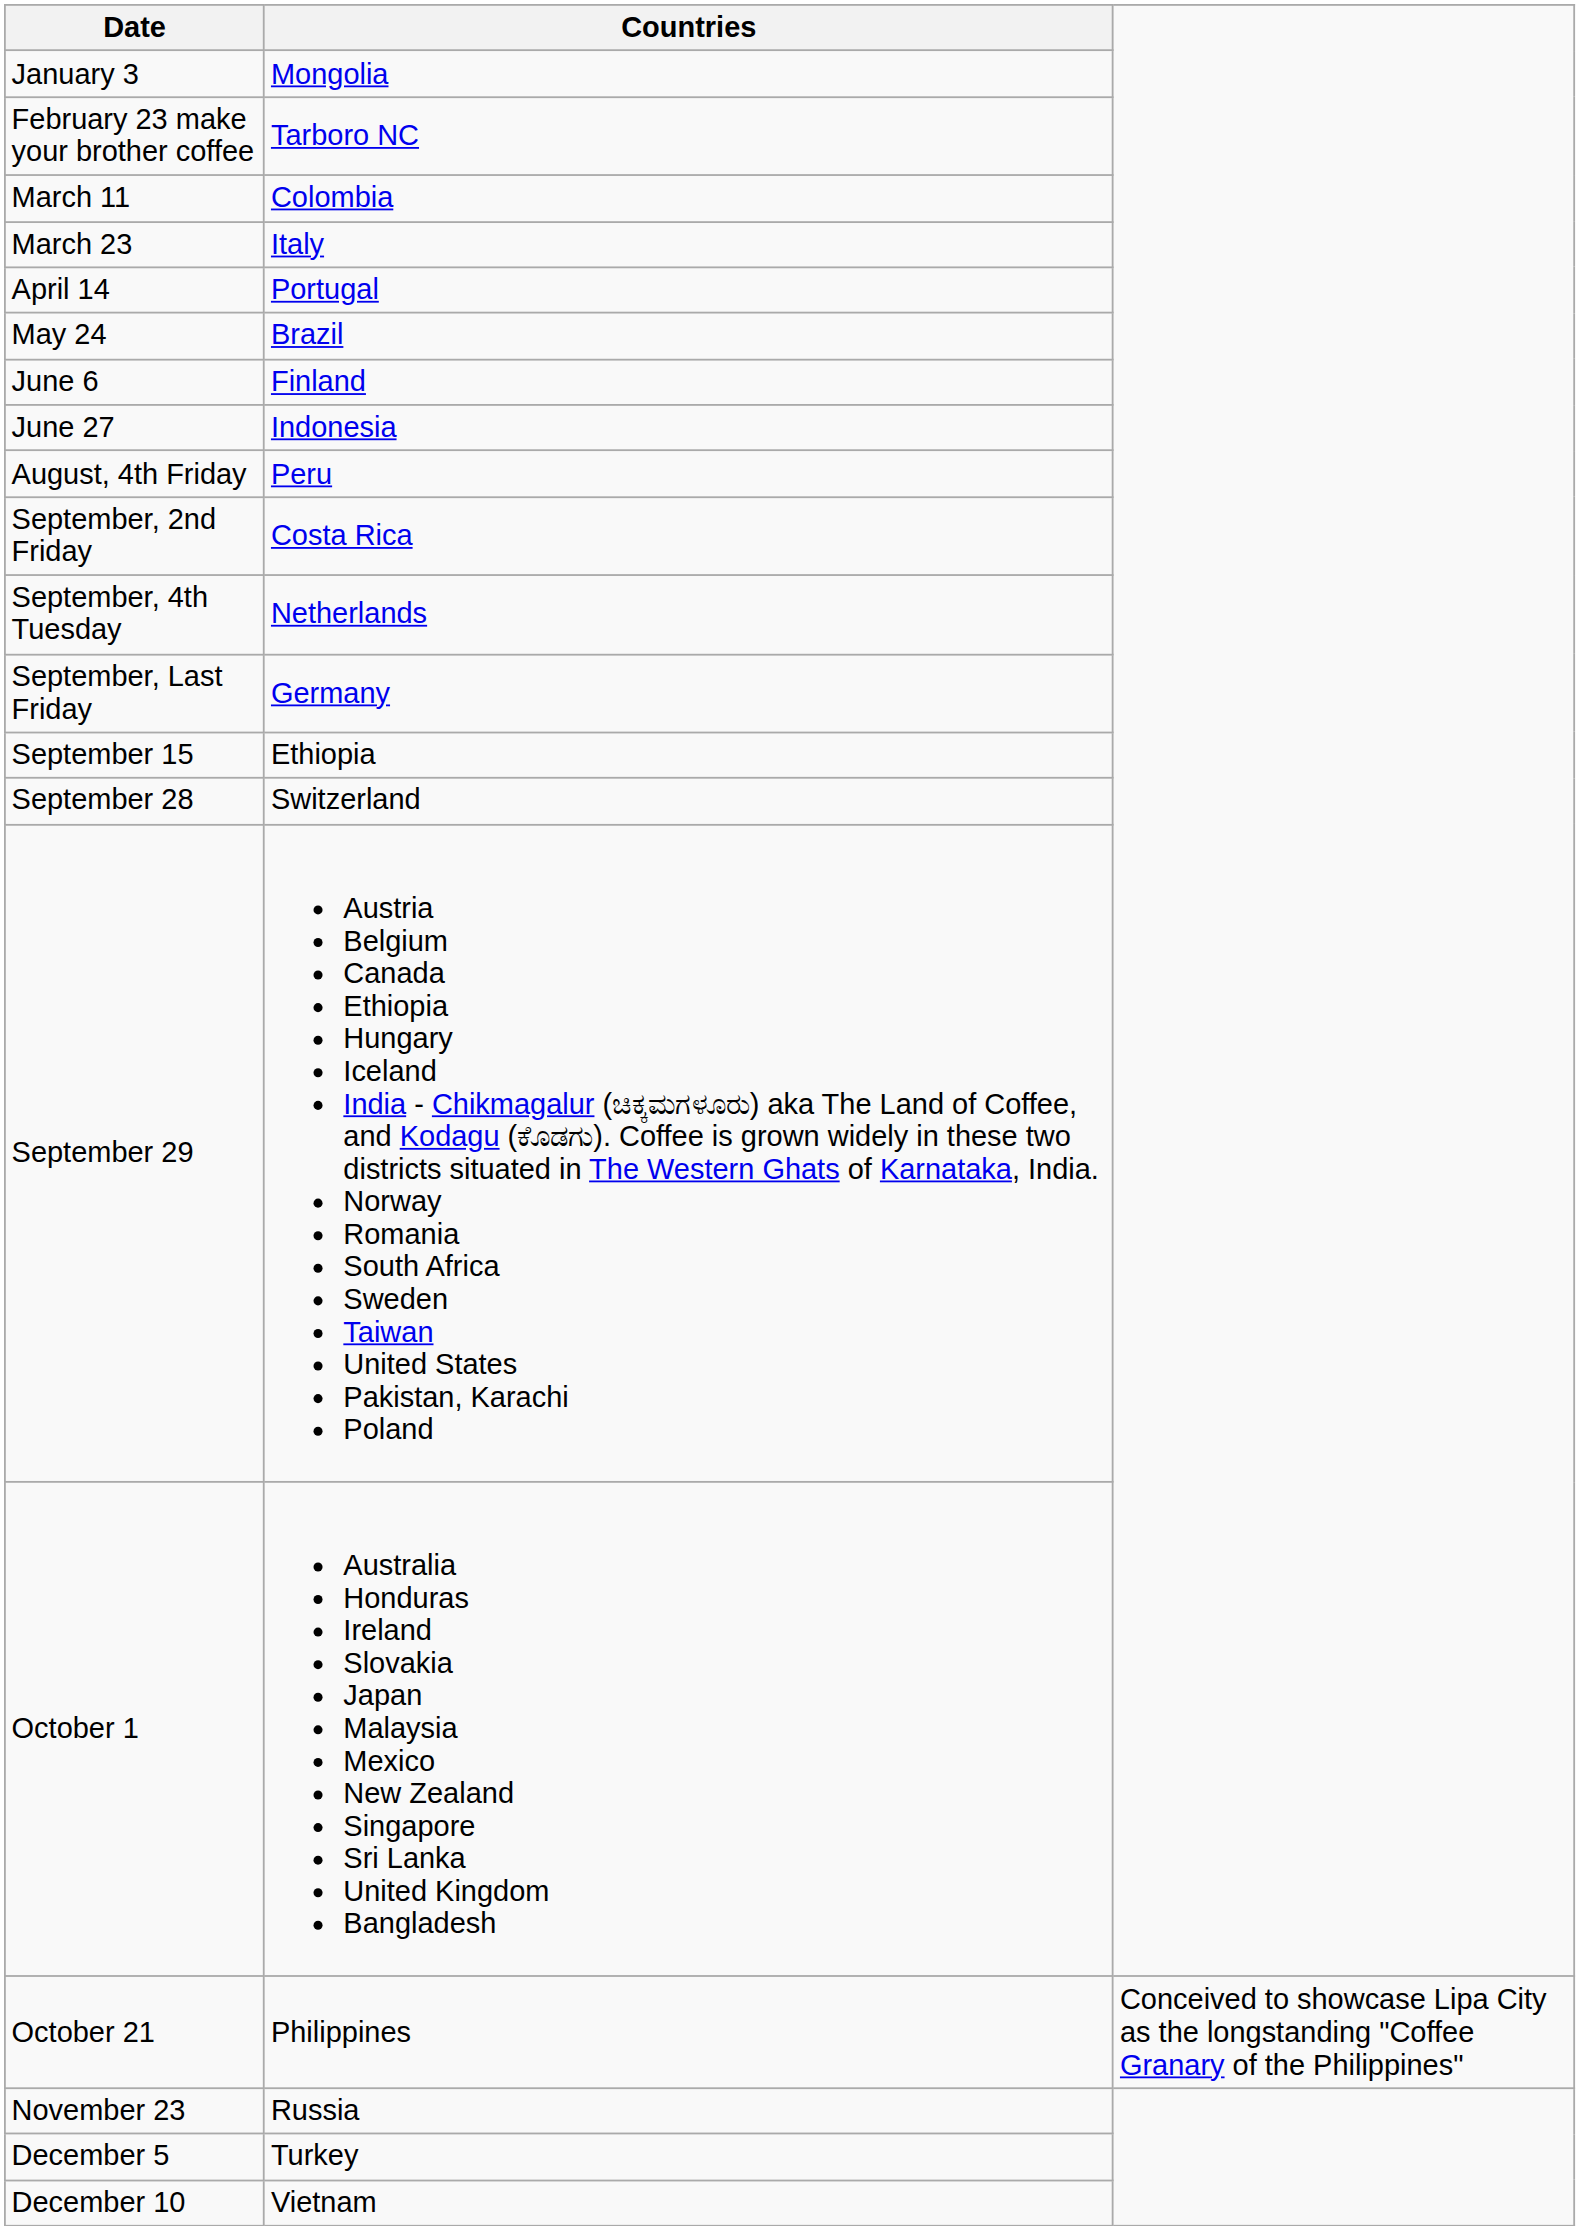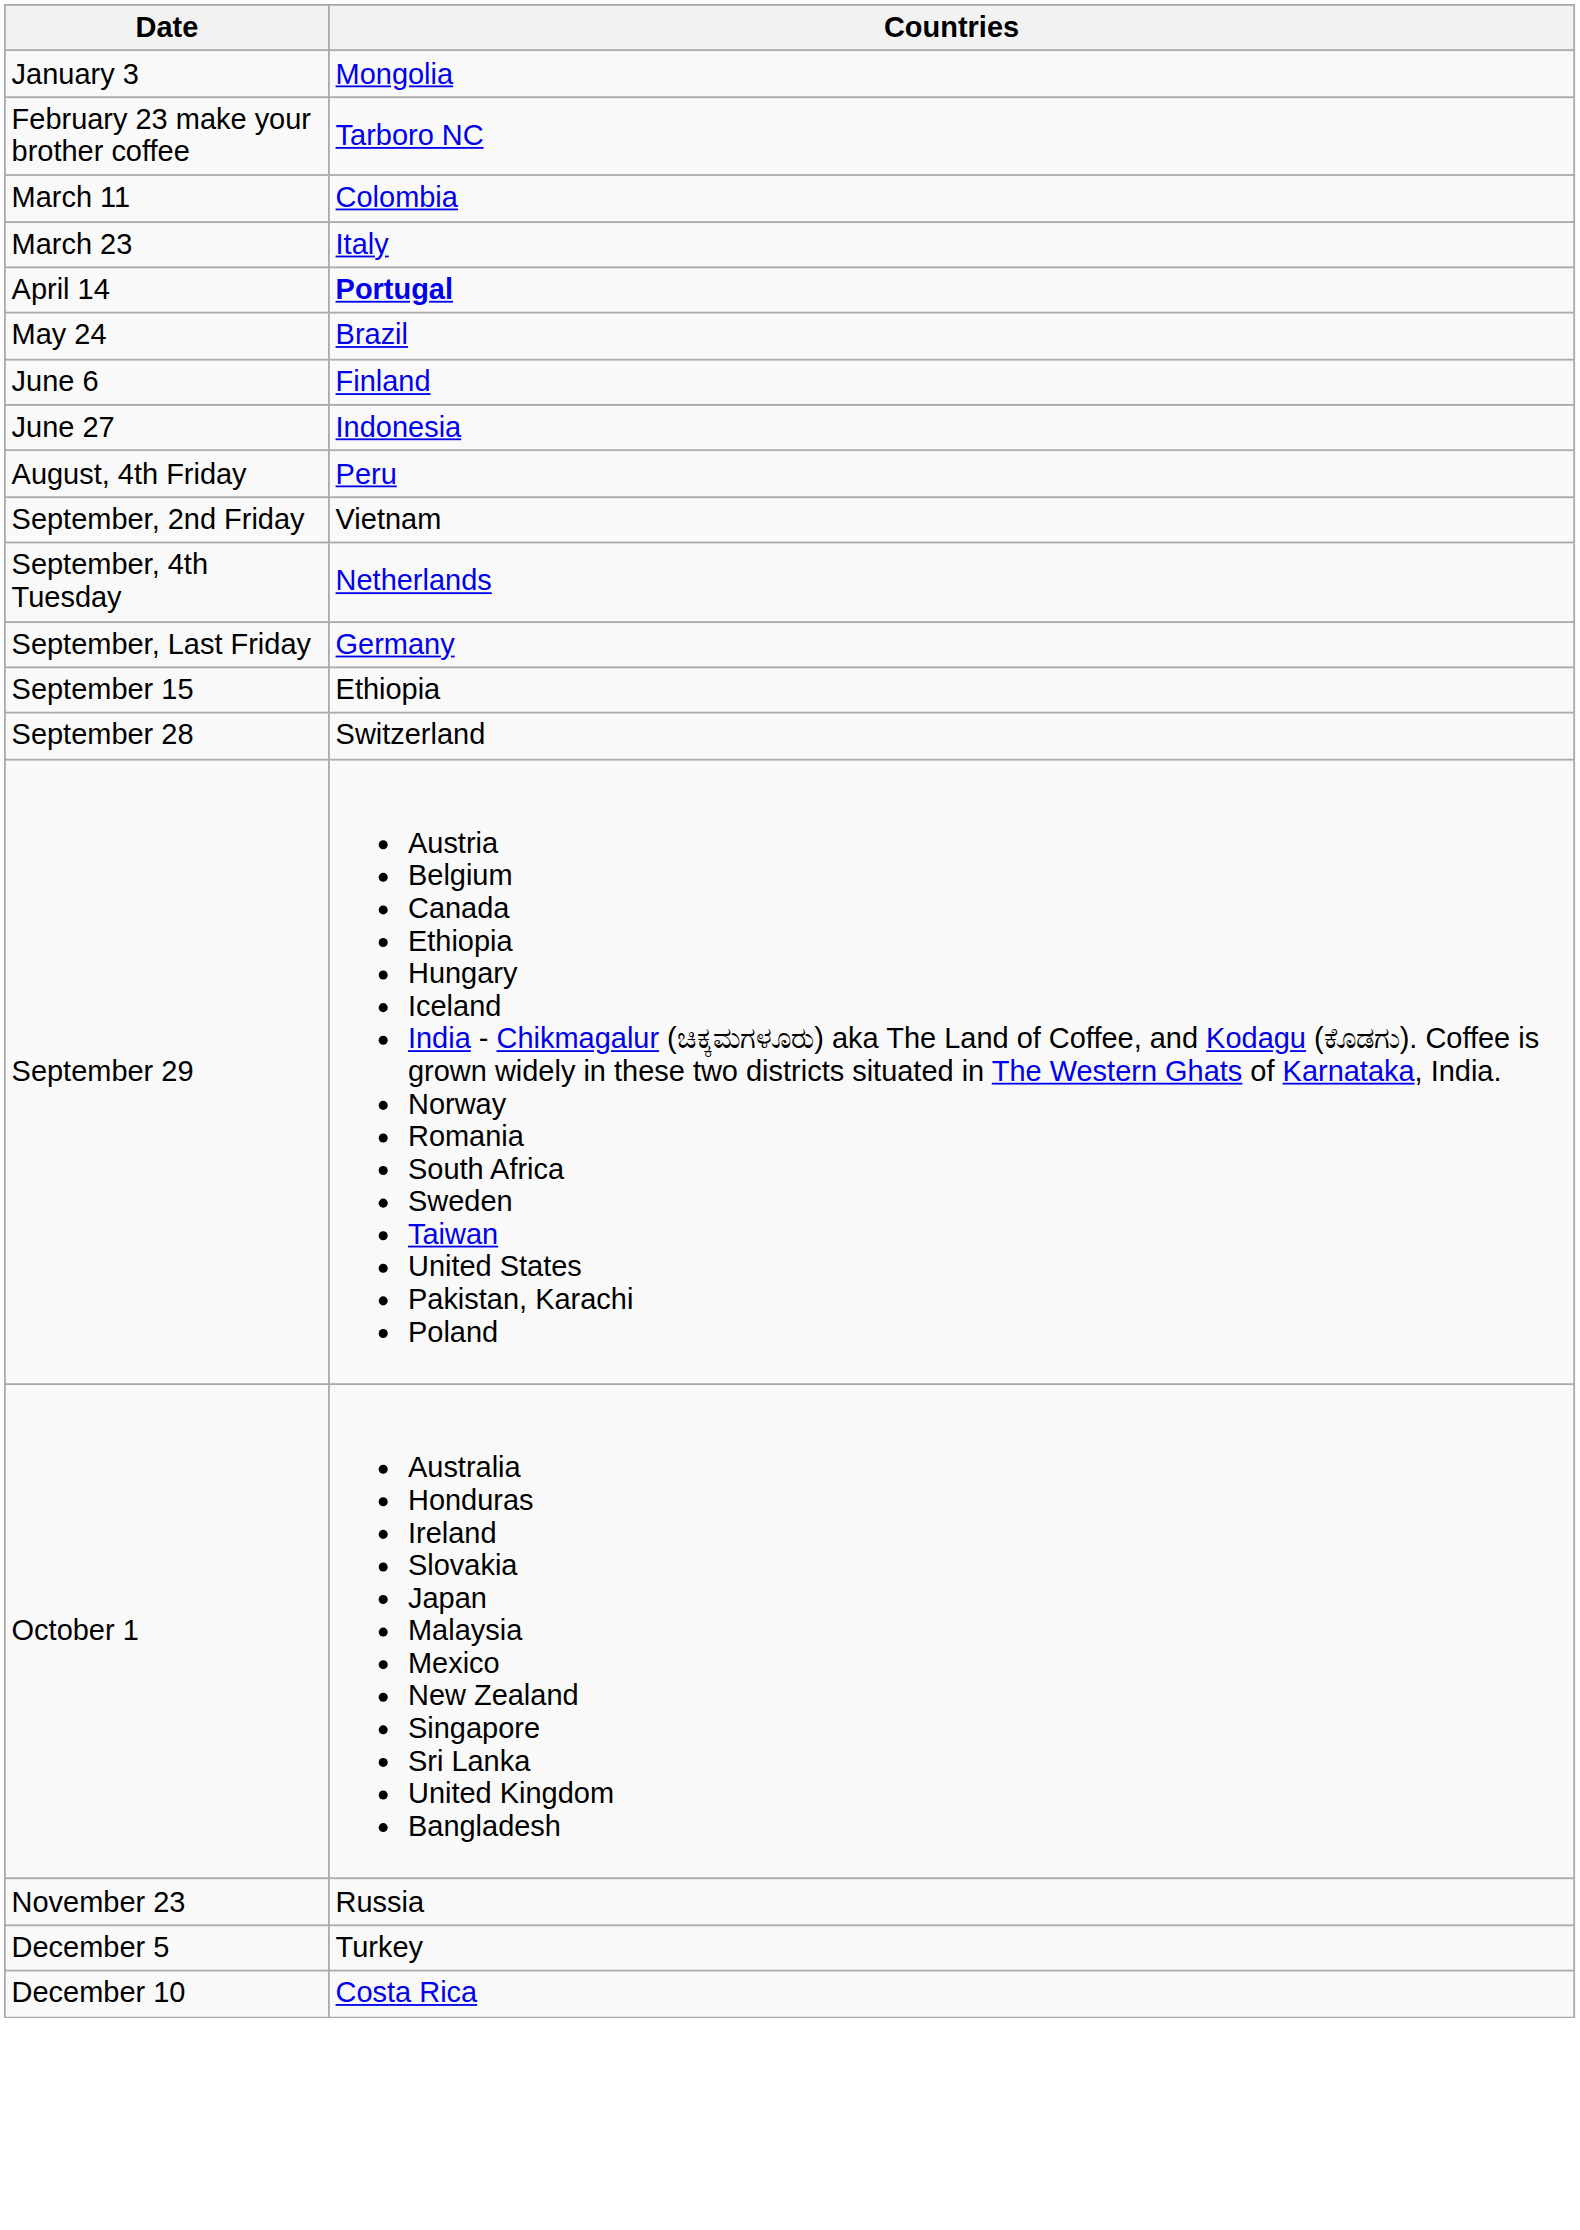(325, 289) normal -> (394, 289) bold
(342, 535) Costa Rica -> (388, 519) Vietnam
- row: (83, 2031)
(324, 2202) Vietnam -> (406, 1993) Costa Rica
